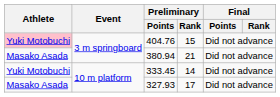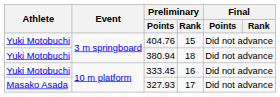(38, 41) pink background -> (38, 41) no background
(37, 56) Masako Asada -> (38, 56) Yuki Motobuchi
(190, 56) 21 -> (190, 56) 18
(190, 70) 14 -> (190, 70) 16
